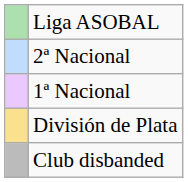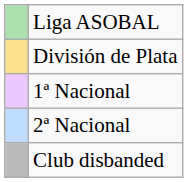rows swapped: (105, 125) <-> (82, 56)
